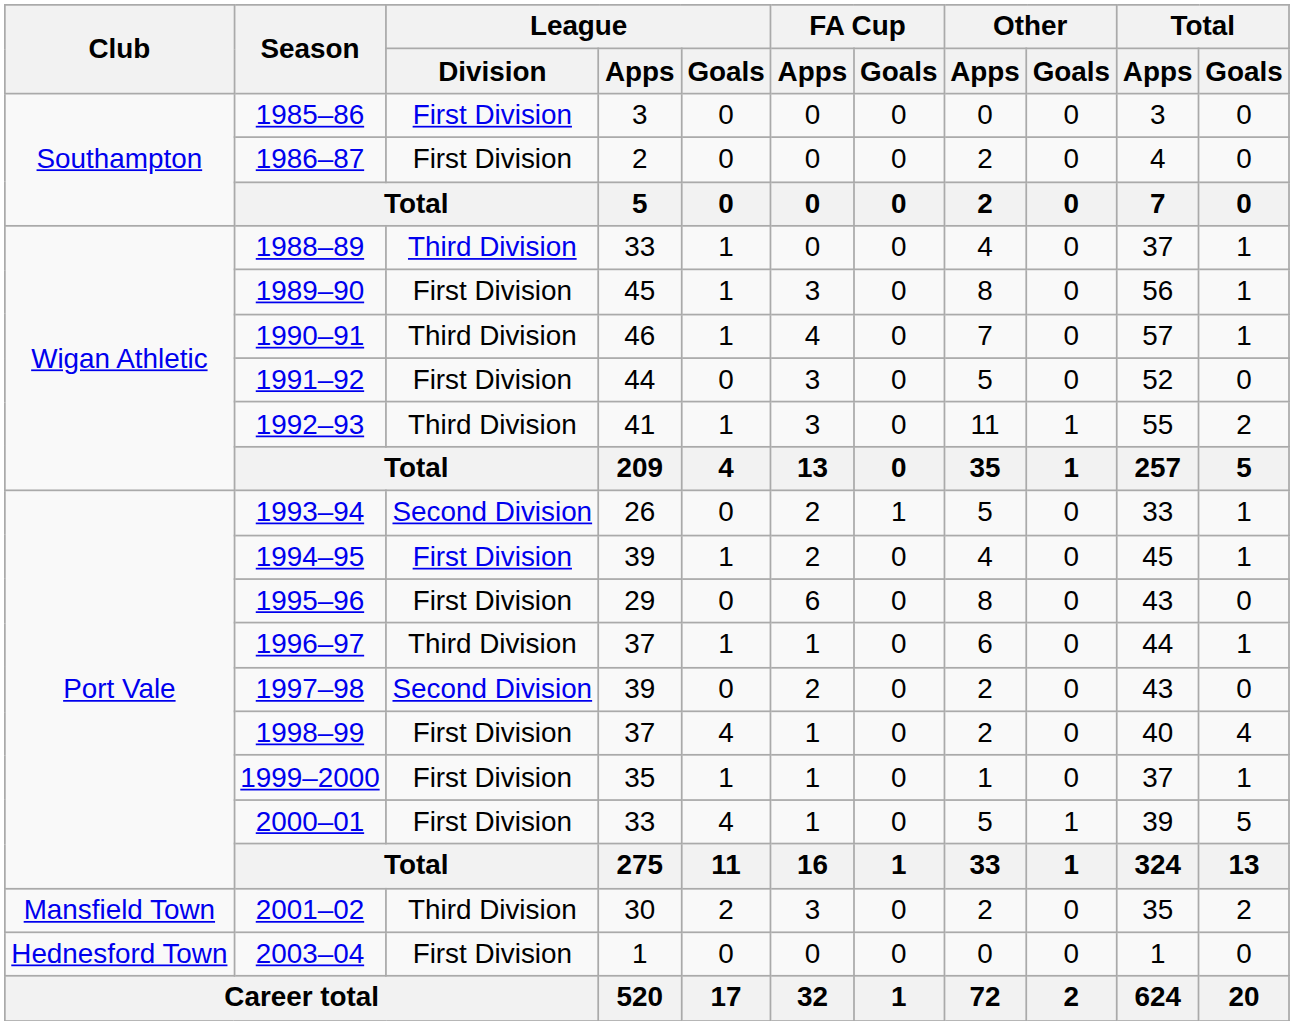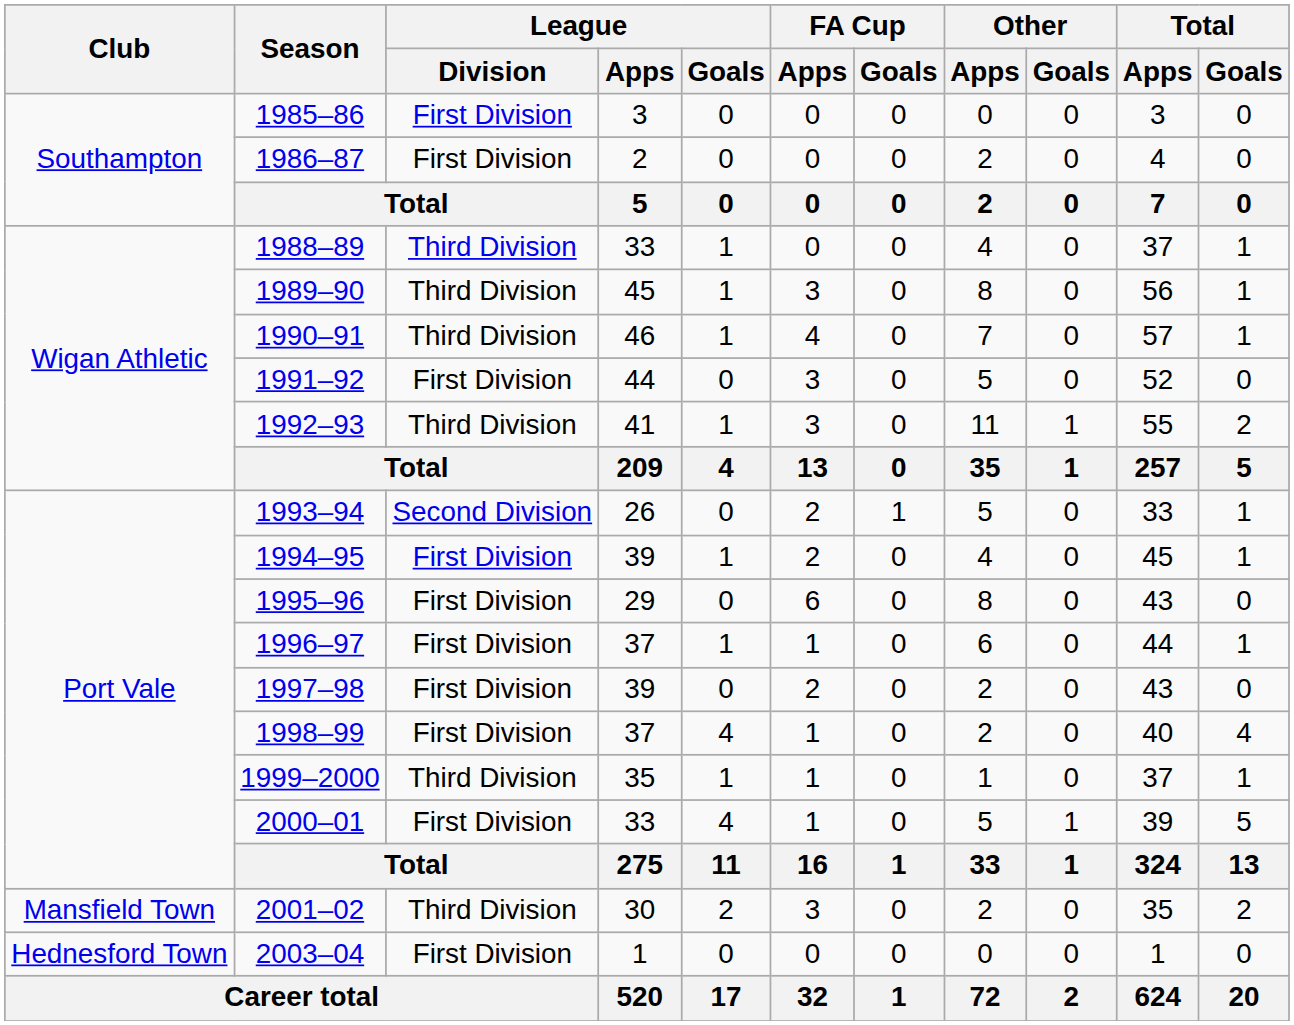(492, 291) First Division -> (492, 291) Third Division
(492, 644) Third Division -> (492, 644) First Division
(492, 688) Second Division -> (492, 688) First Division
(492, 777) First Division -> (492, 777) Third Division
